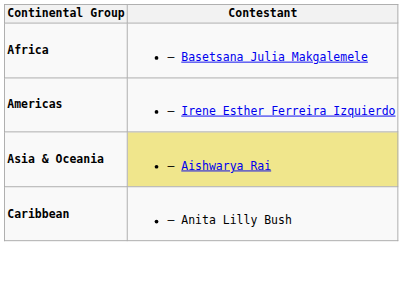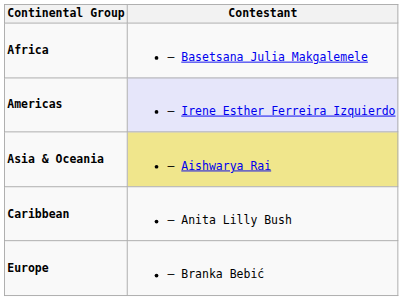(263, 112) no background -> (263, 112) lavender background
+ row: (28, 269)
